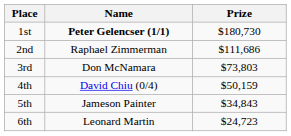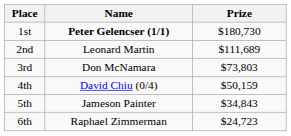(119, 49) Raphael Zimmerman -> (119, 49) Leonard Martin
(239, 49) $111,686 -> (239, 49) $111,689
(119, 121) Leonard Martin -> (119, 121) Raphael Zimmerman
